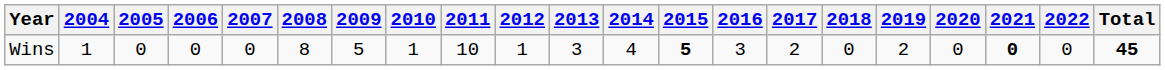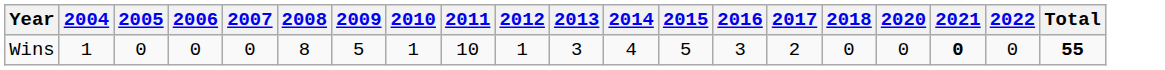- column: (903, 19)
(686, 49) bold -> (686, 49) normal
(1127, 49) 45 -> (1073, 49) 55
